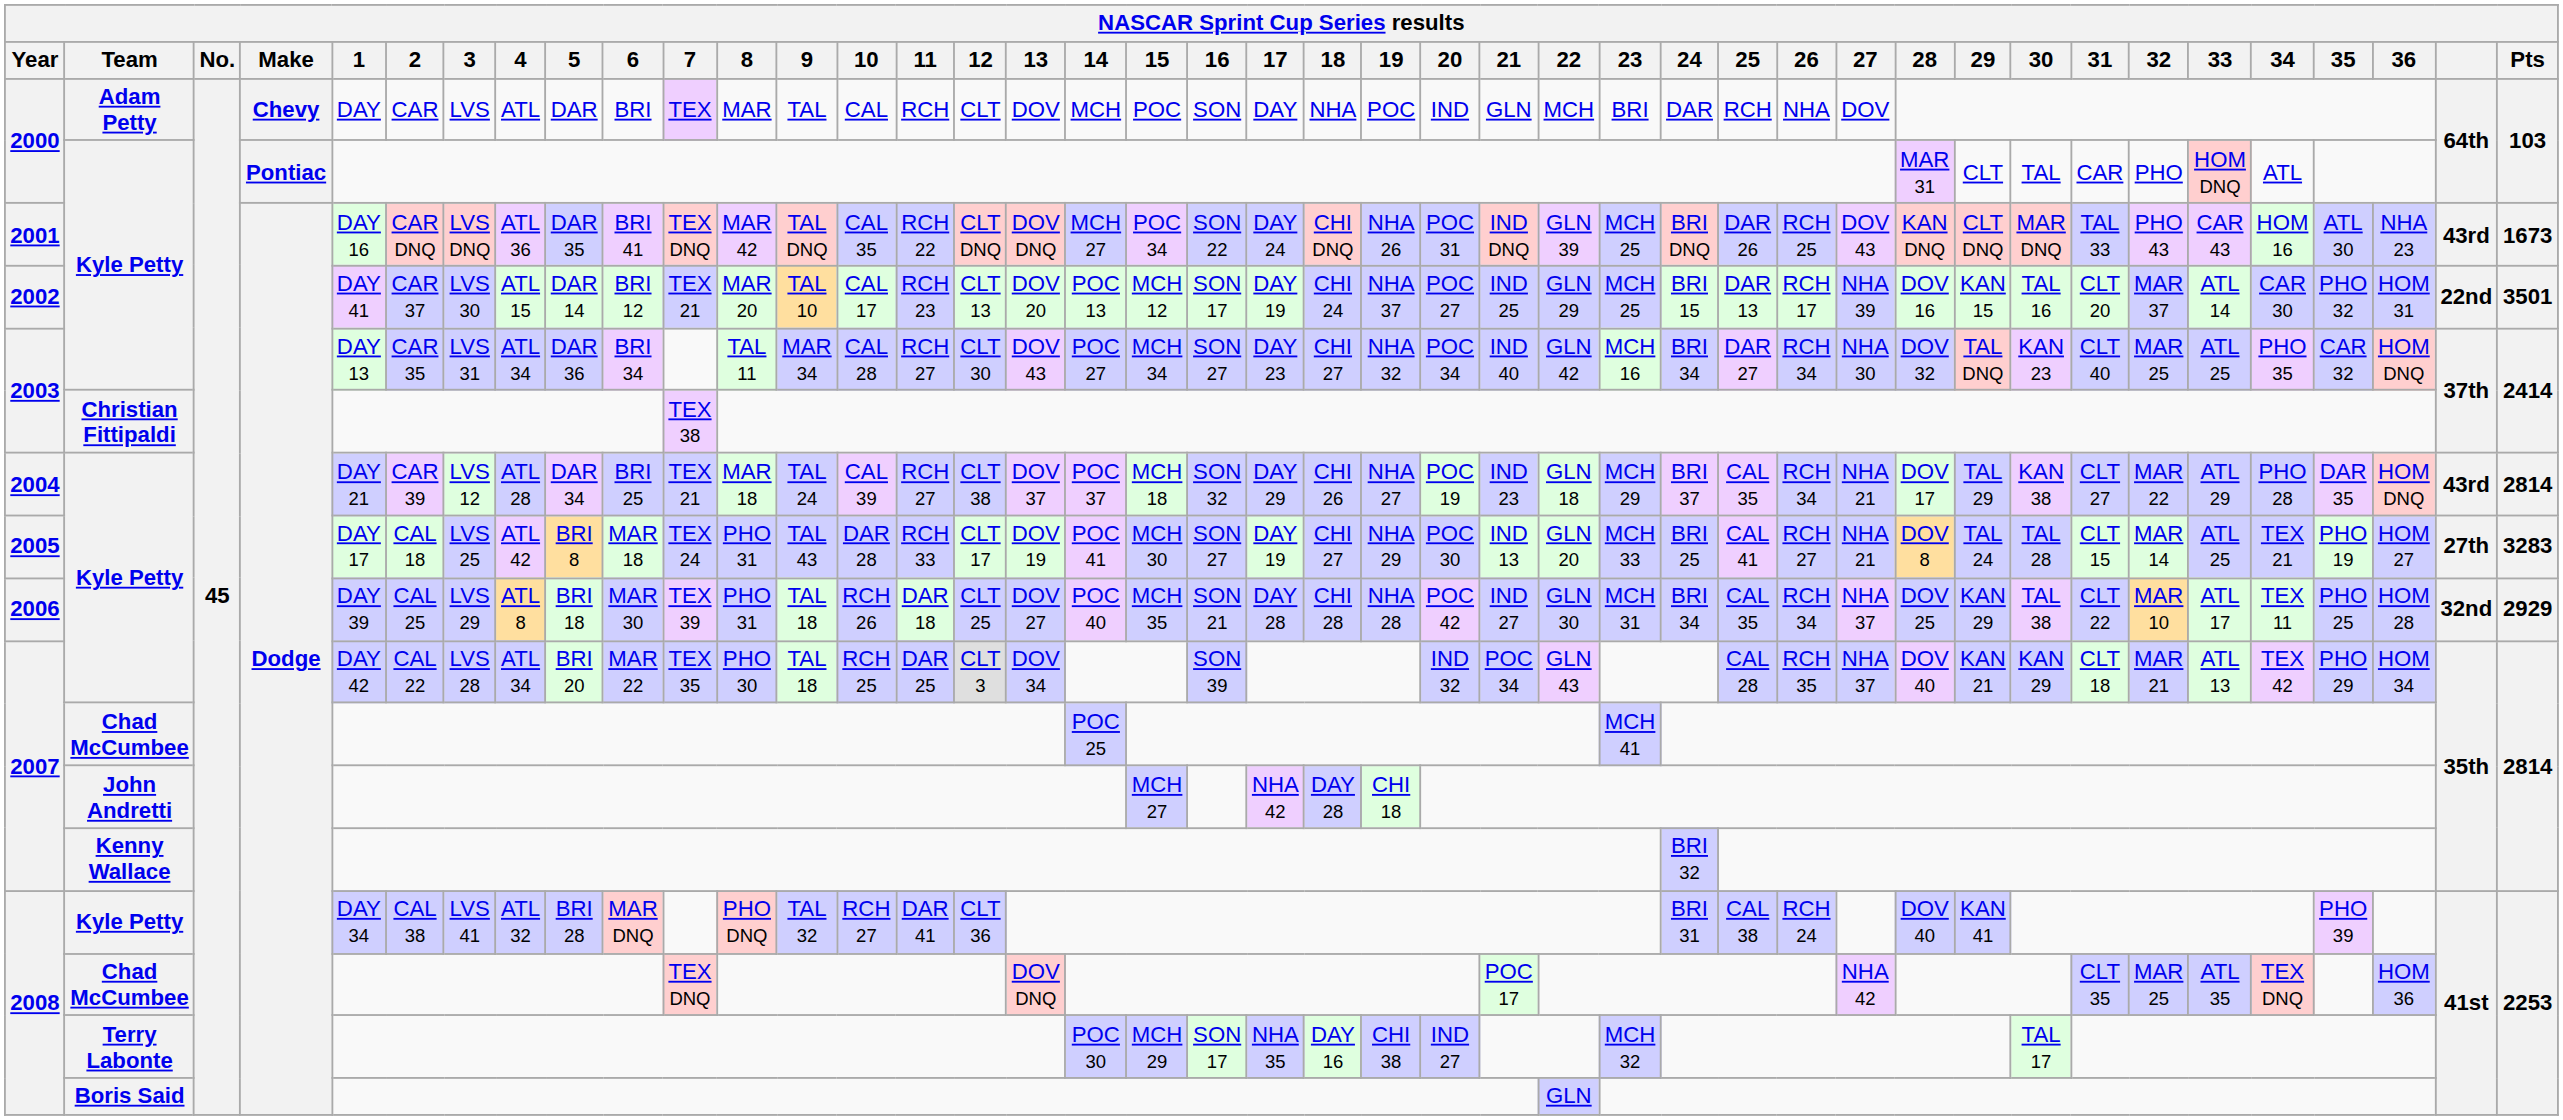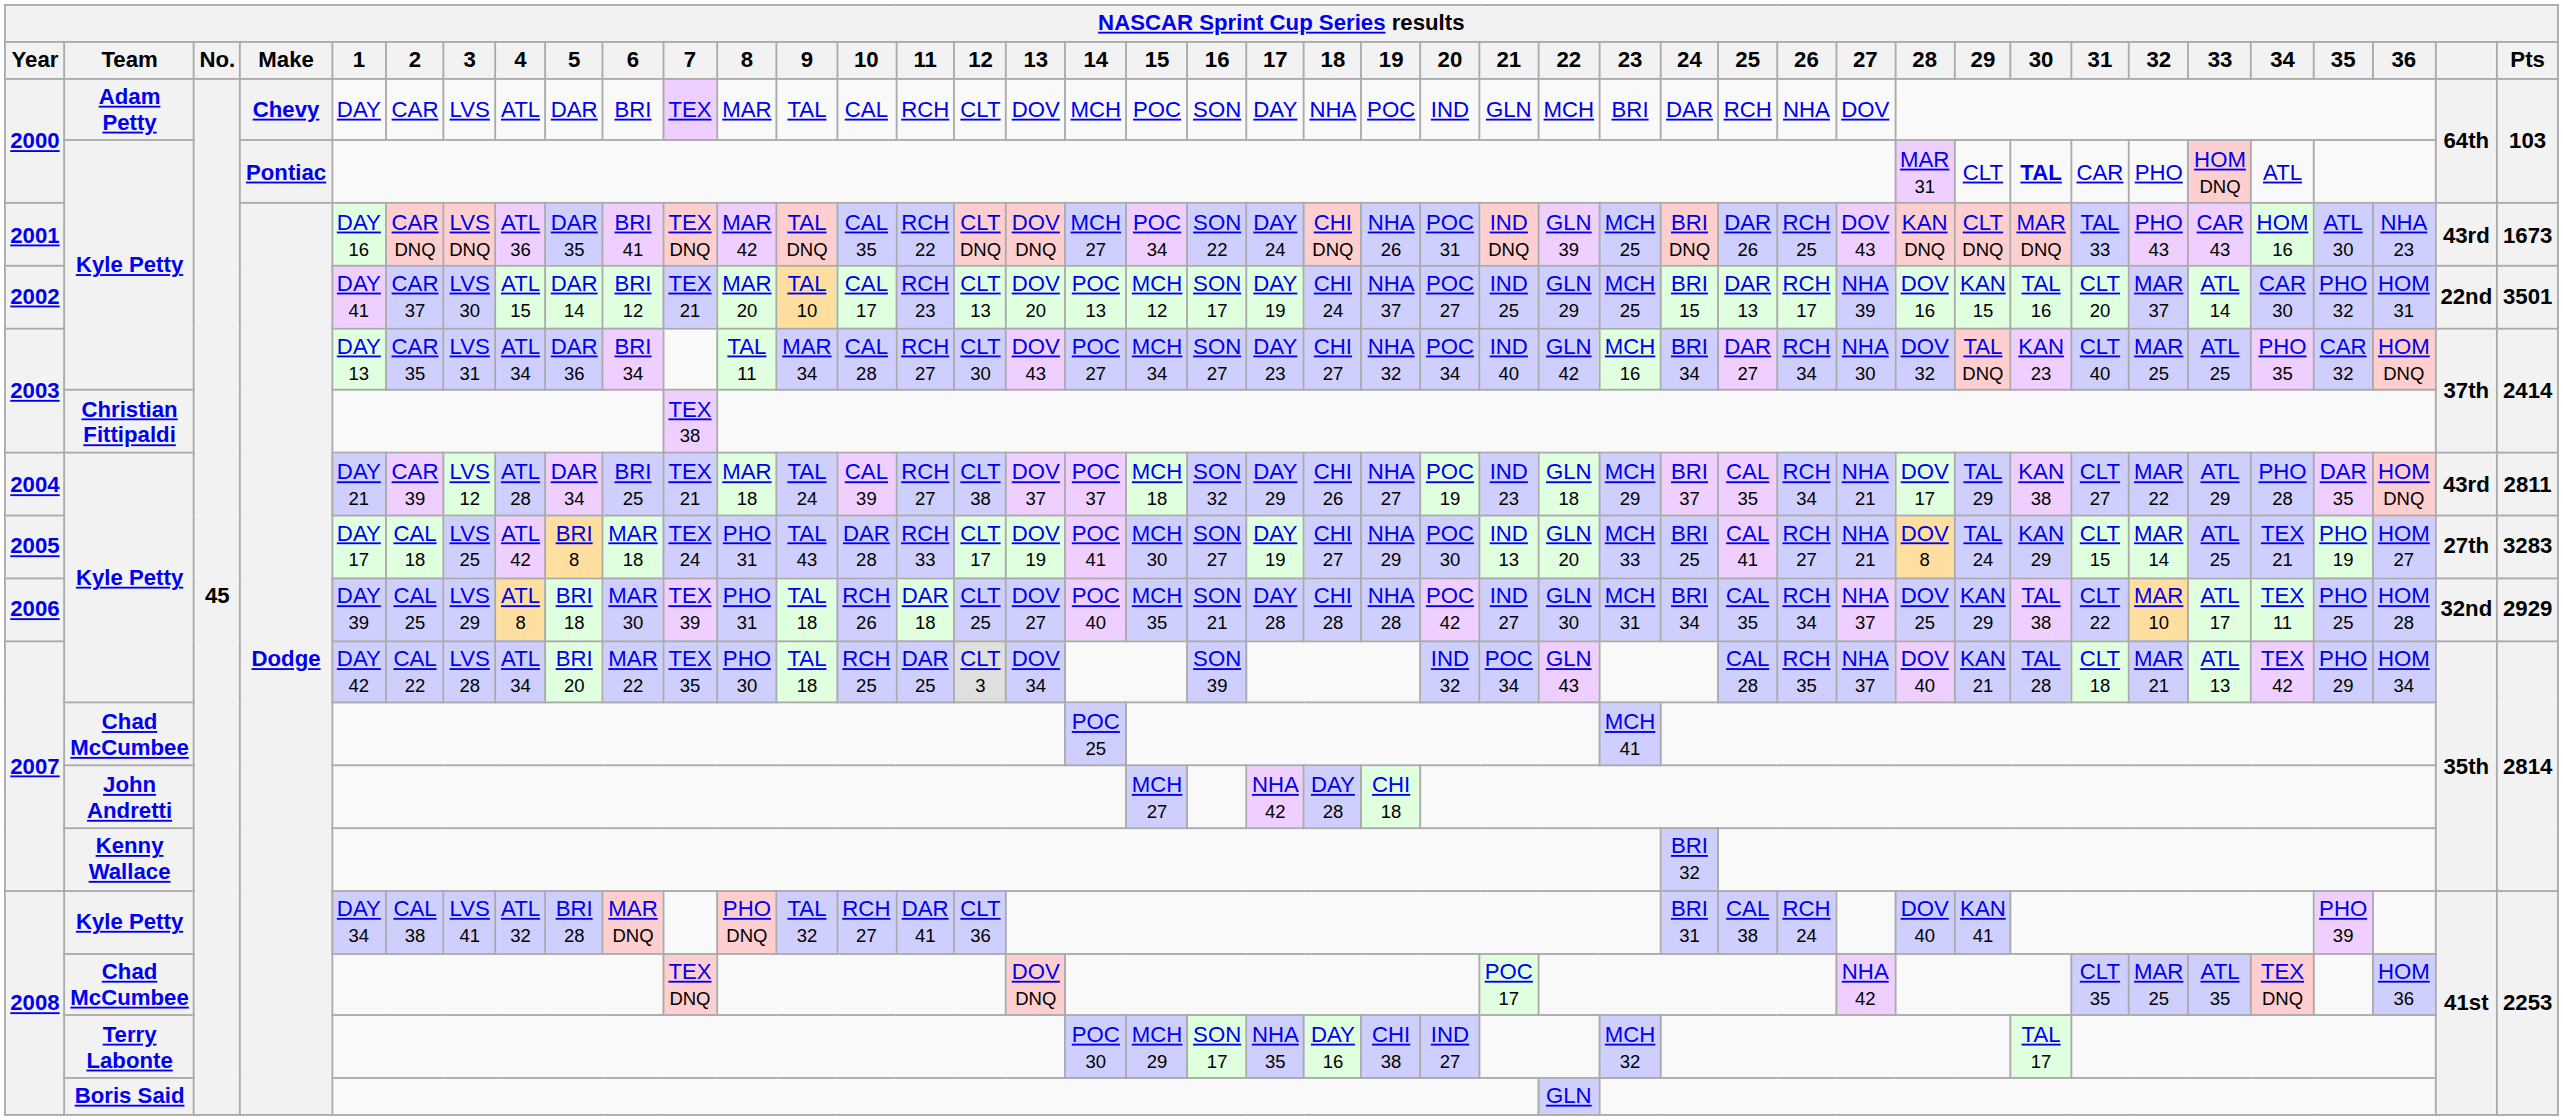(2041, 172) normal -> (2041, 172) bold
(2528, 484) 2814 -> (2528, 484) 2811
(2041, 546) TAL 28 -> (2041, 546) KAN 29
(2041, 671) KAN 29 -> (2041, 671) TAL 28
